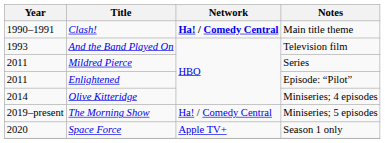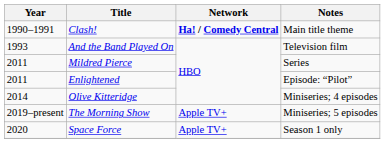(225, 113) Ha! / Comedy Central -> (203, 113) Apple TV+
